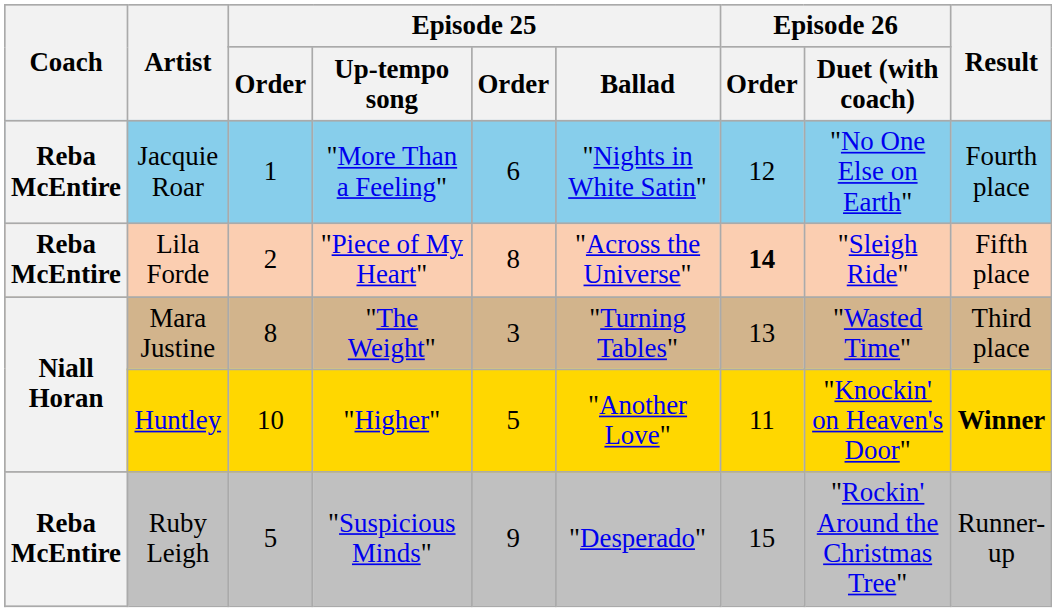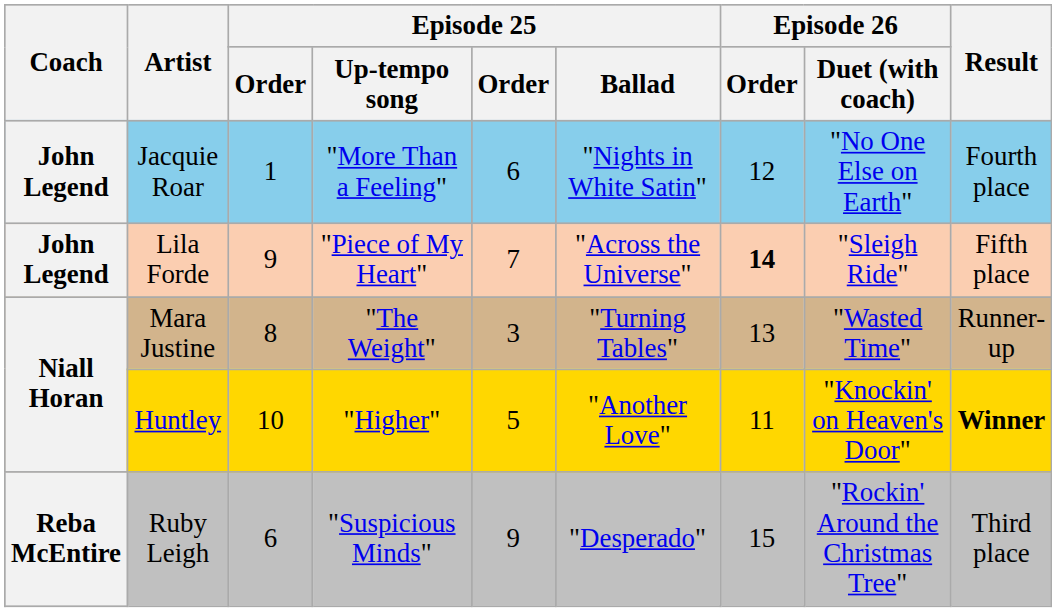(66, 171) Reba McEntire -> (66, 171) John Legend
(66, 259) Reba McEntire -> (66, 259) John Legend
(270, 259) 2 -> (270, 259) 9
(513, 259) 8 -> (513, 259) 7
(1001, 332) Third place -> (1001, 332) Runner-up
(270, 538) 5 -> (270, 538) 6
(1001, 538) Runner-up -> (1001, 538) Third place
